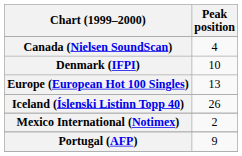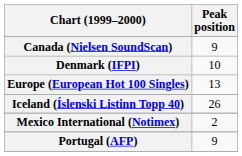(215, 46) 4 -> (215, 46) 9
